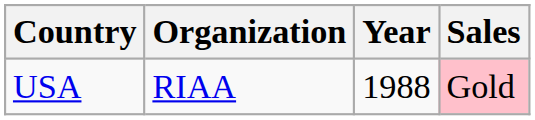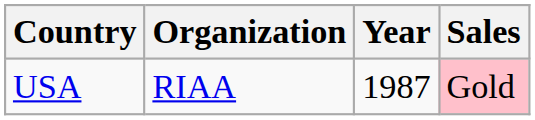(396, 85) 1988 -> (396, 85) 1987
